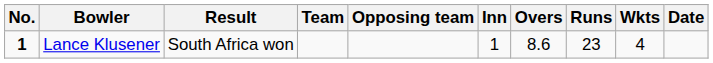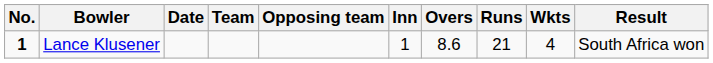columns swapped: (686, 17) <-> (231, 17)
(591, 44) 23 -> (502, 44) 21
